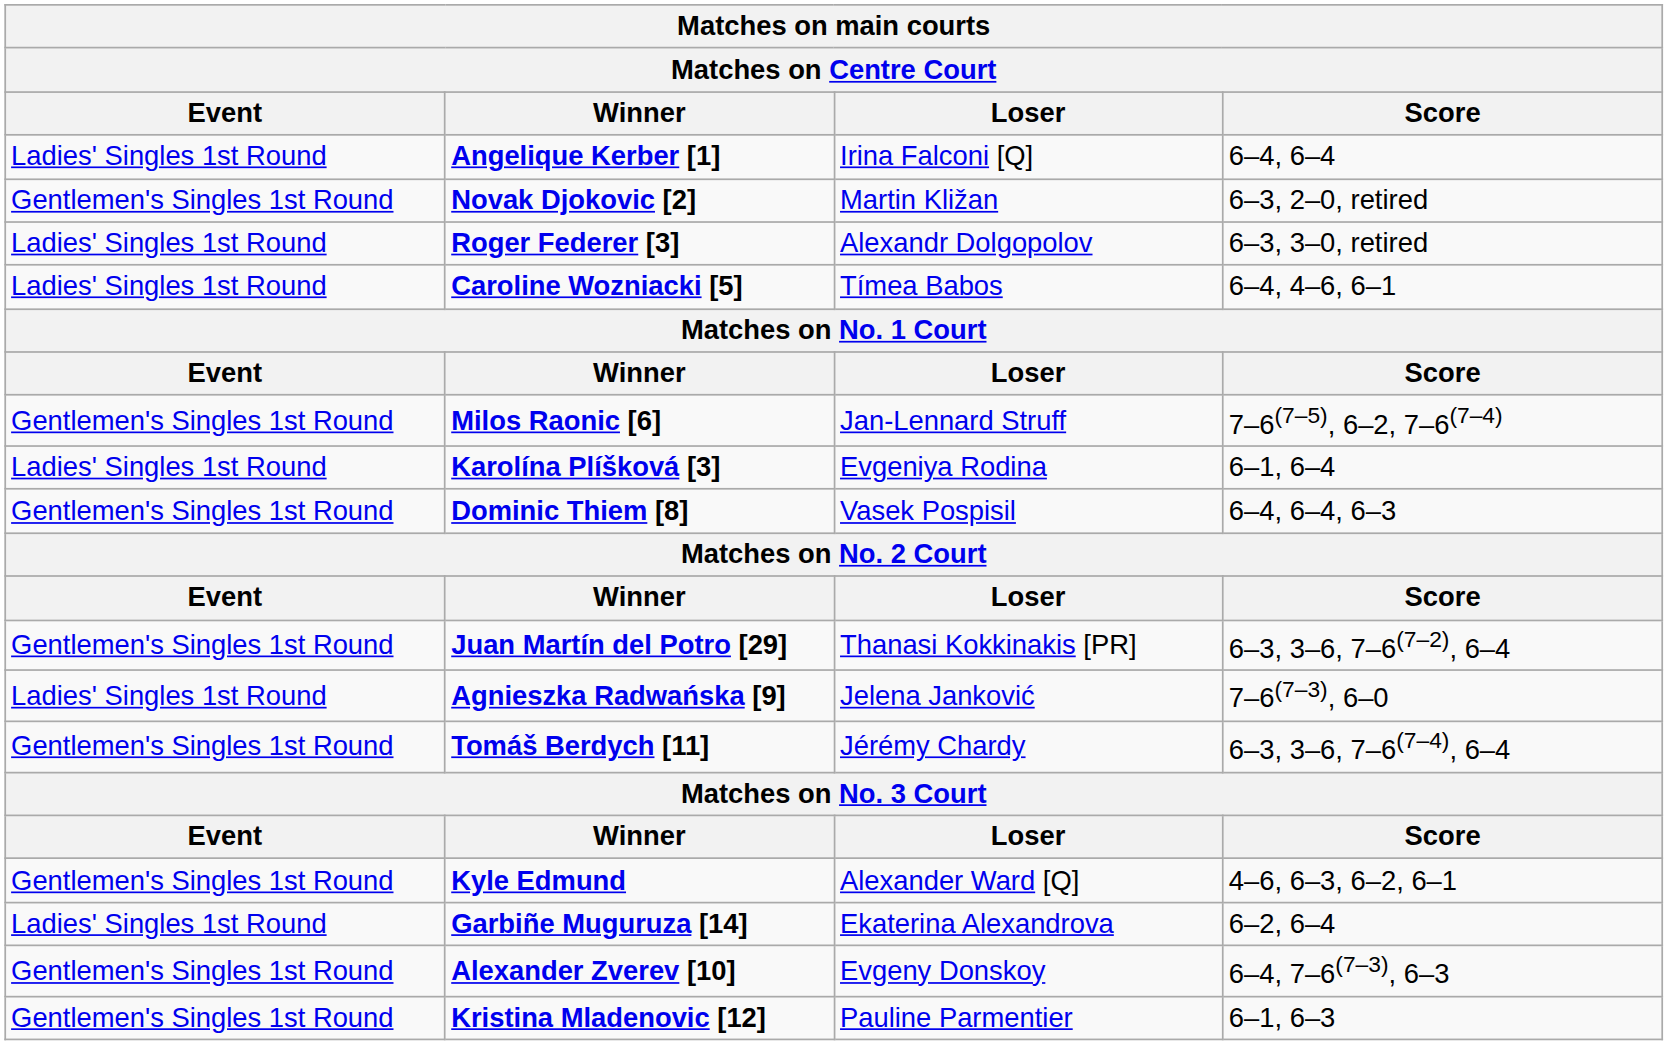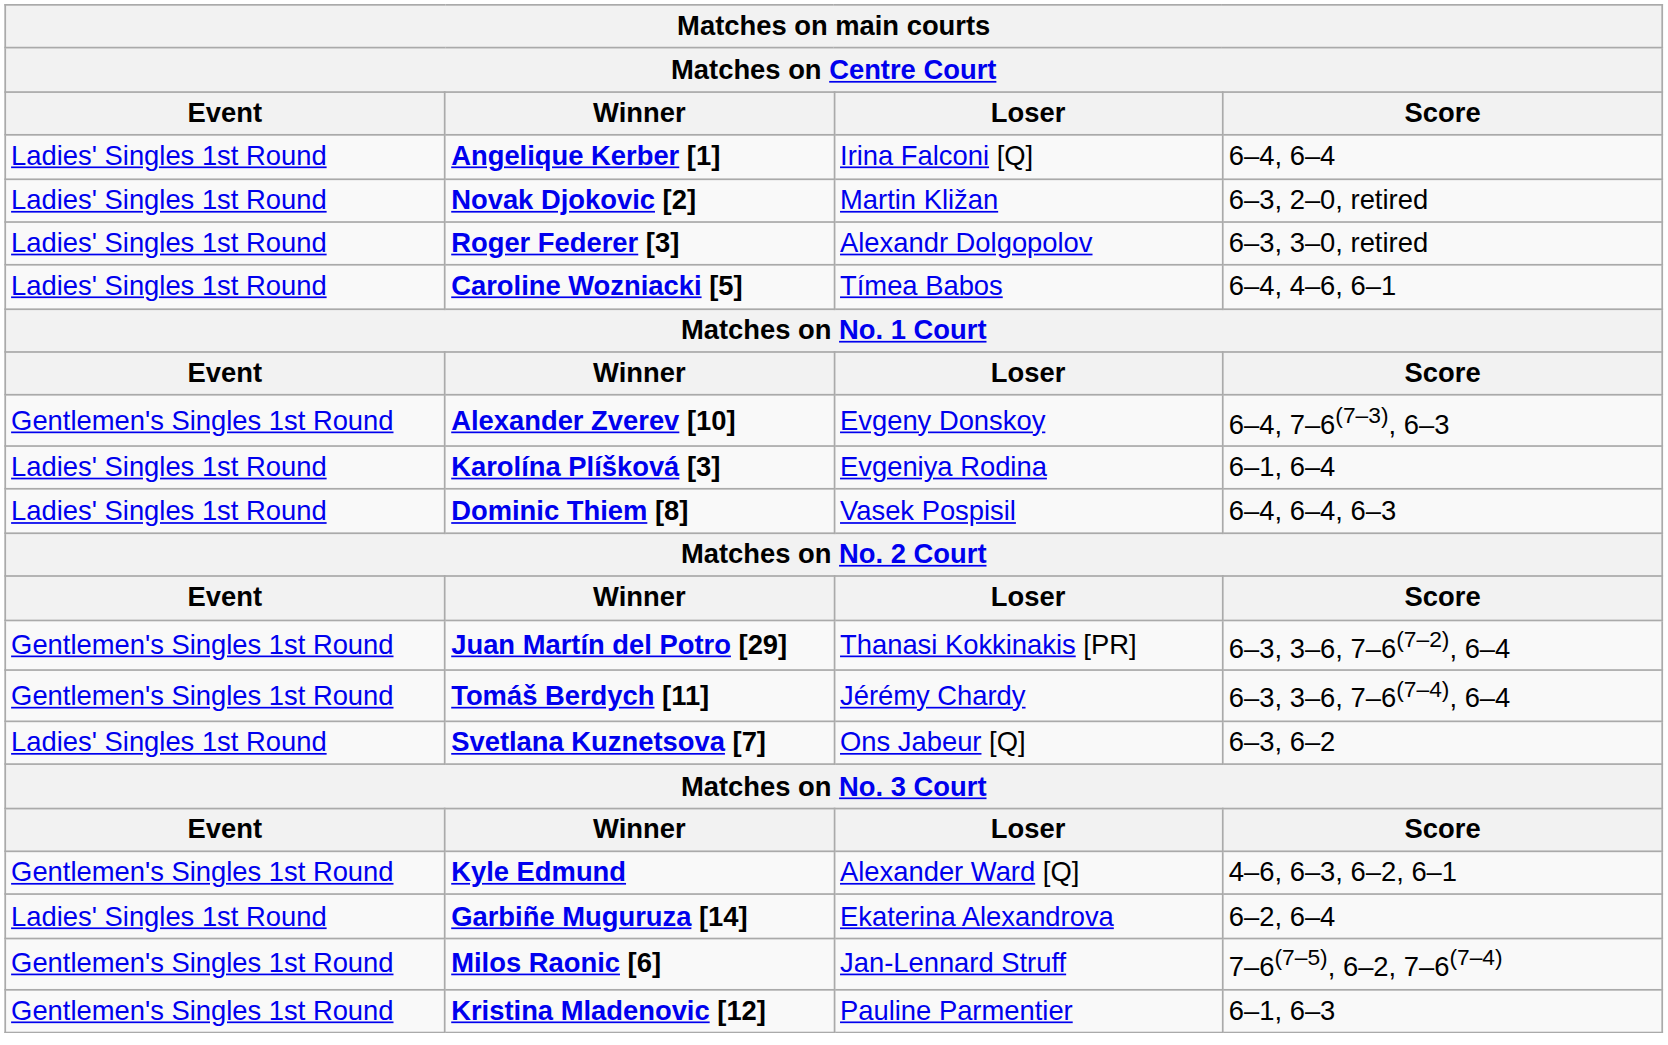(202, 199) Gentlemen's Singles 1st Round -> (169, 199) Ladies' Singles 1st Round
rows swapped: (556, 420) <-> (593, 970)
(202, 510) Gentlemen's Singles 1st Round -> (169, 510) Ladies' Singles 1st Round
- row: (618, 695)
+ row: (609, 742)
